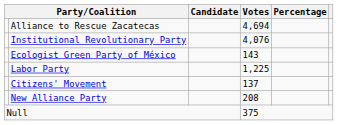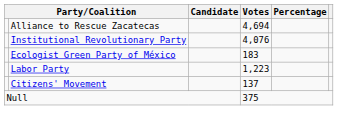(251, 55) 143 -> (251, 55) 183
(256, 69) 1,225 -> (256, 69) 1,223
- row: (59, 98)
